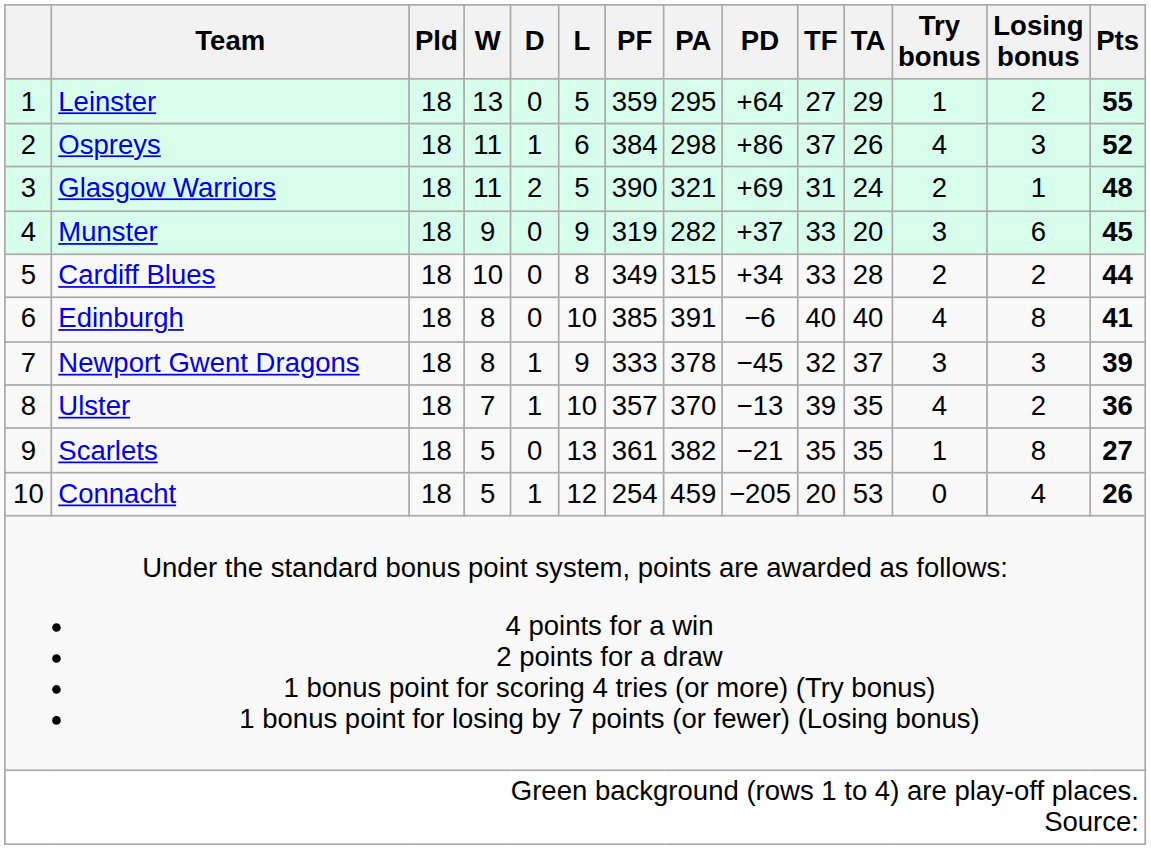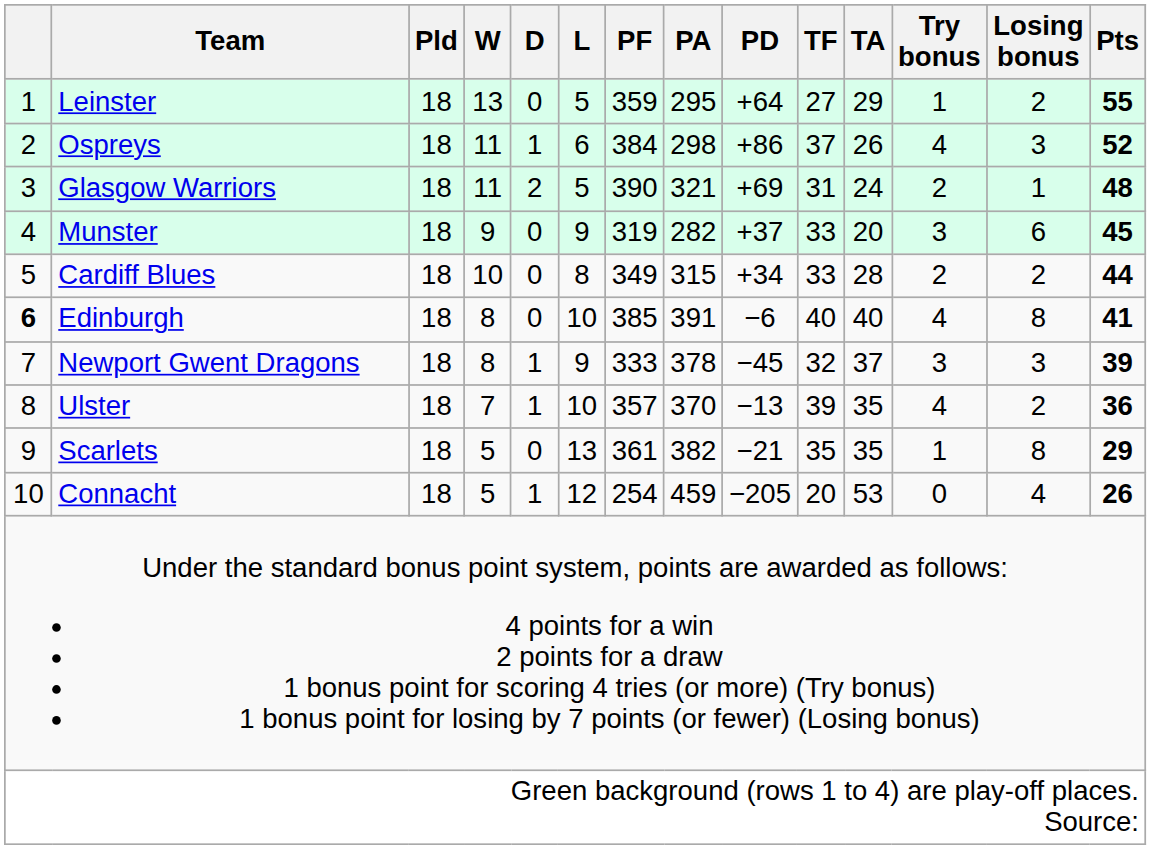(28, 319) normal -> (28, 319) bold
(1118, 450) 27 -> (1118, 450) 29
